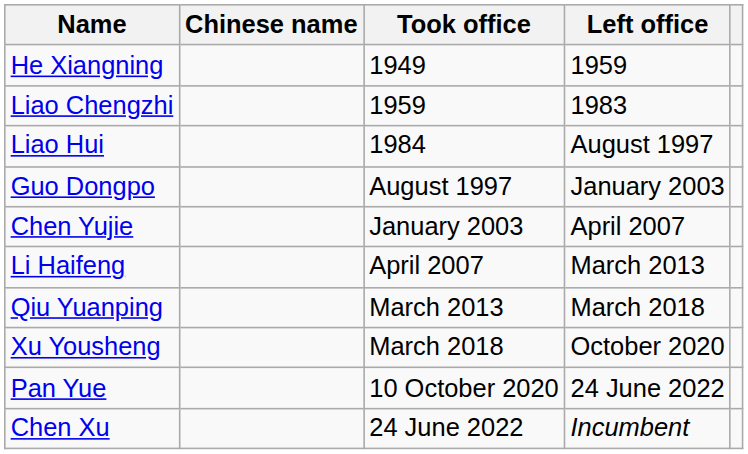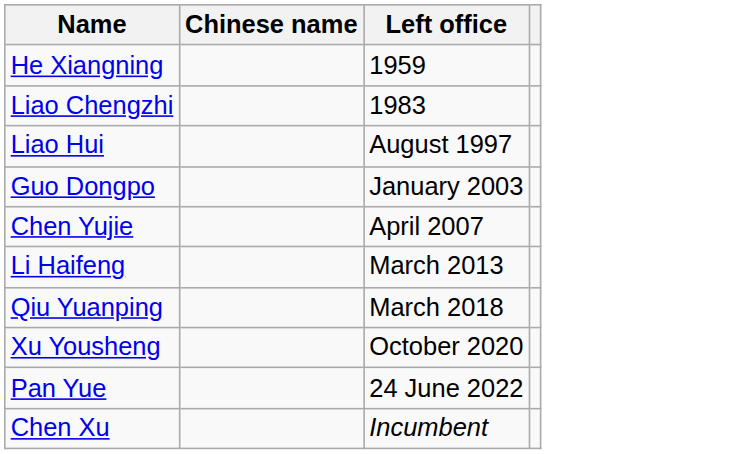- column: (464, 24)
